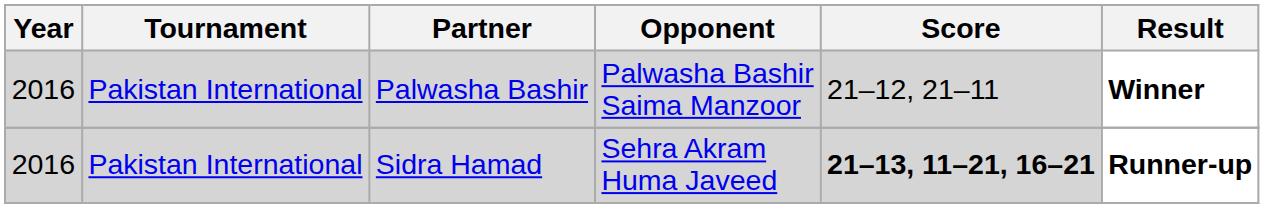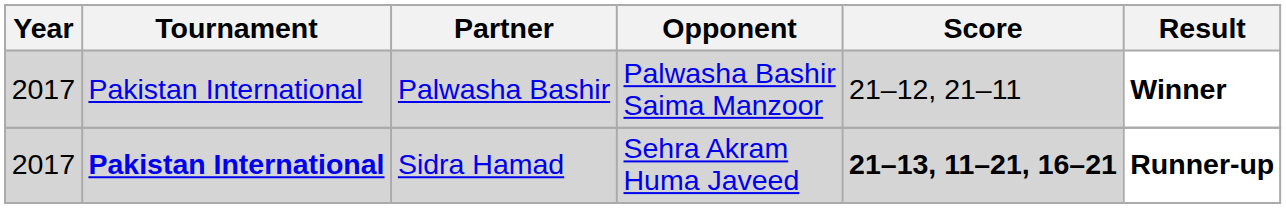(43, 89) 2016 -> (43, 89) 2017
(43, 166) 2016 -> (43, 166) 2017
(225, 166) normal -> (236, 166) bold
